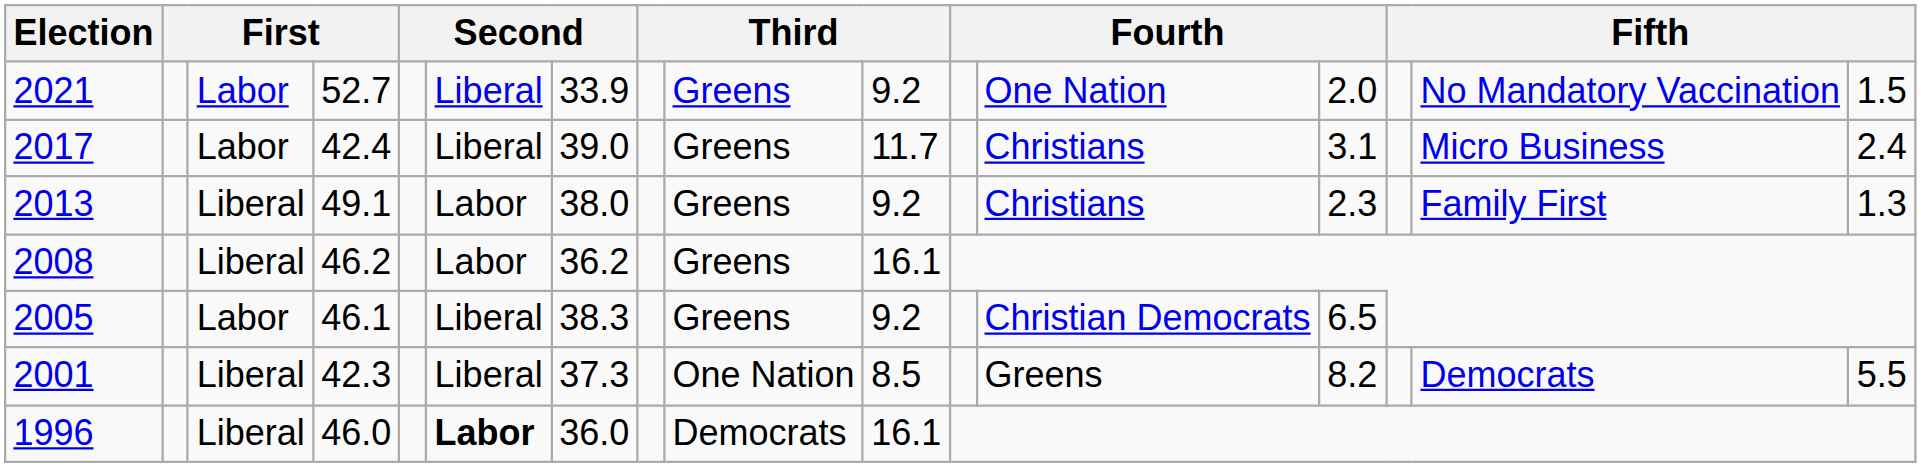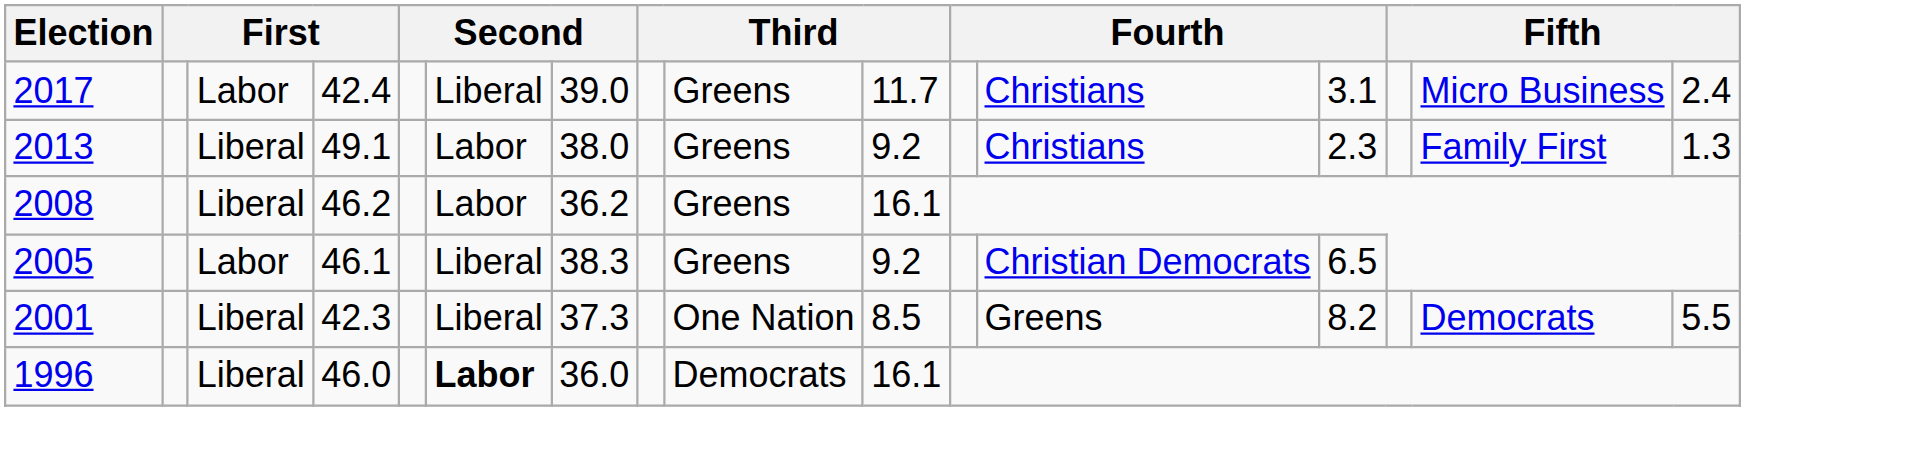- row: (53, 90)
